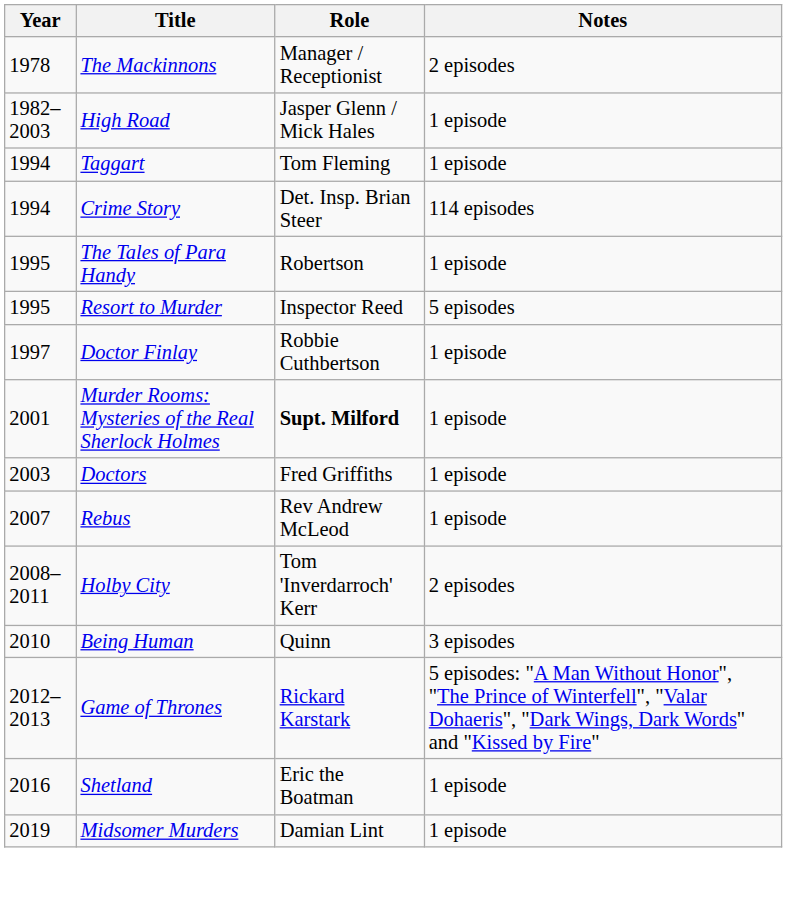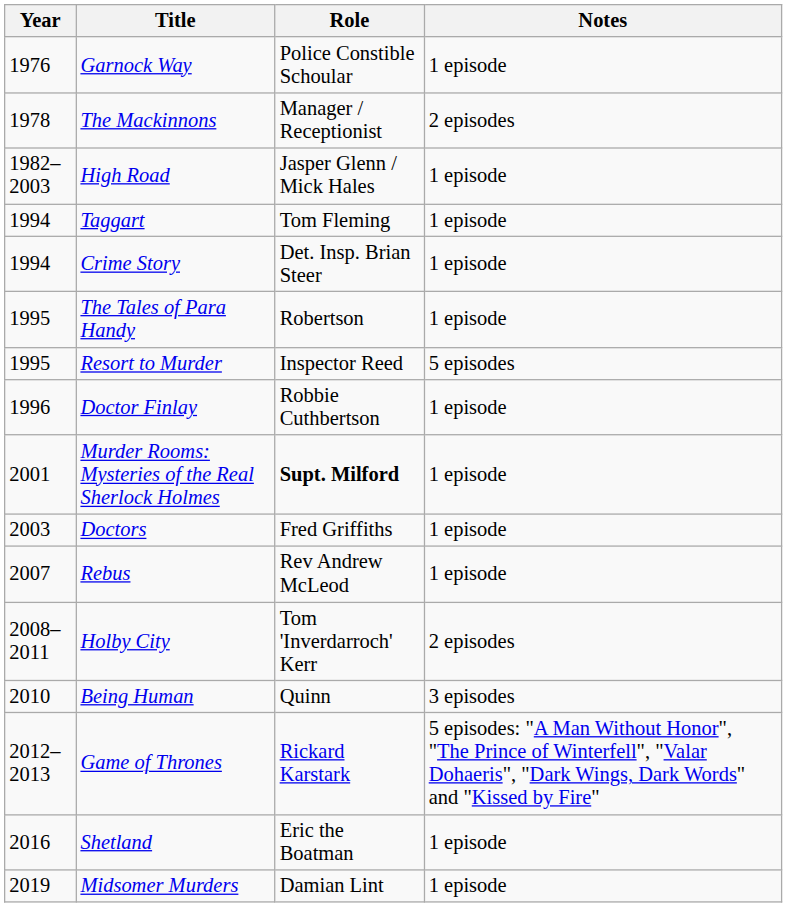+ row: (136, 64)
(482, 208) 114 episodes -> (468, 263) 1 episode
(30, 351) 1997 -> (30, 407) 1996
